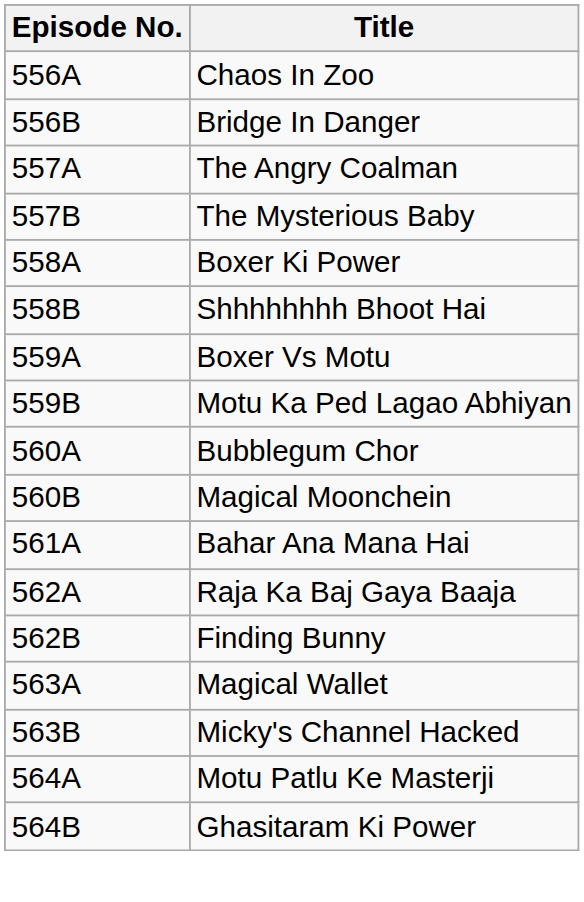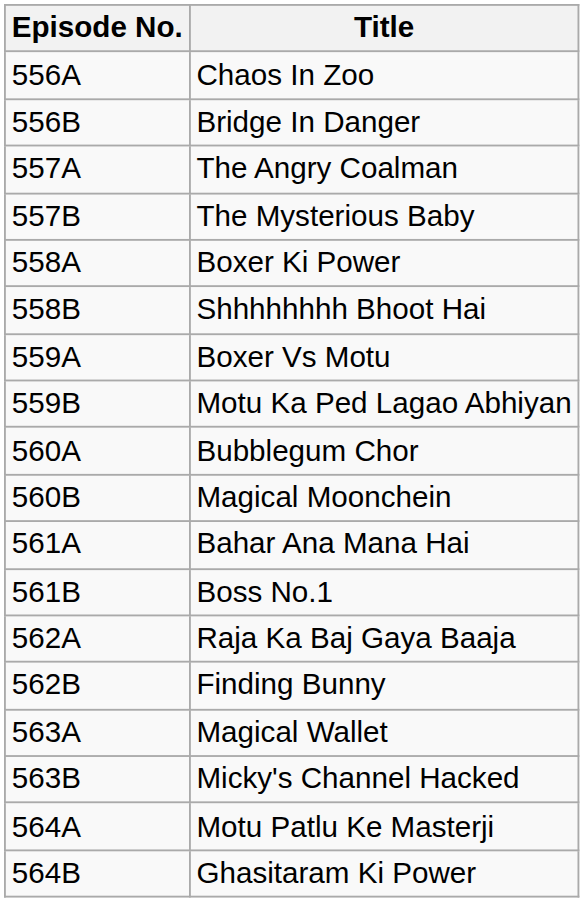+ row: (265, 591)
